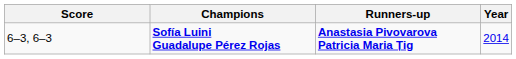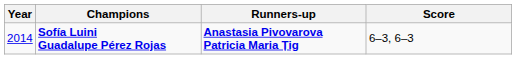columns swapped: (496, 14) <-> (77, 14)
